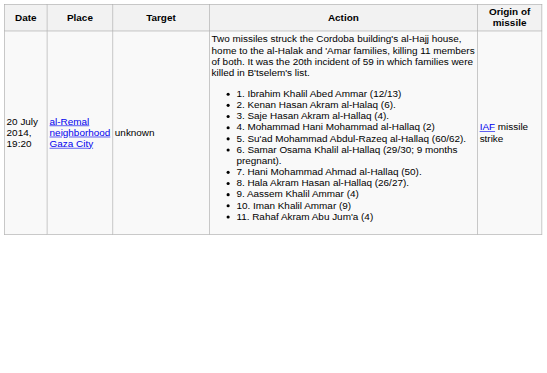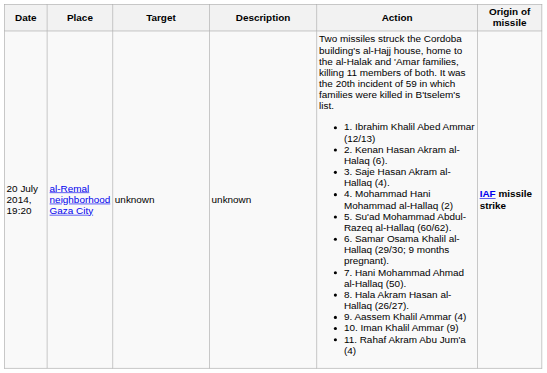+ column: (263, 17)
(504, 132) normal -> (506, 199) bold
